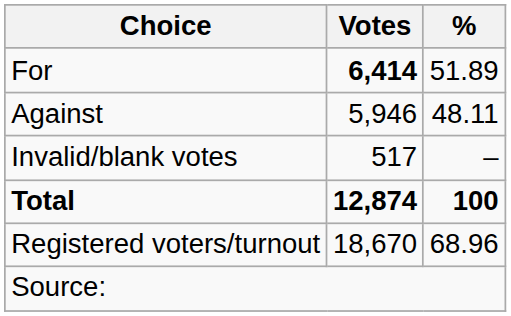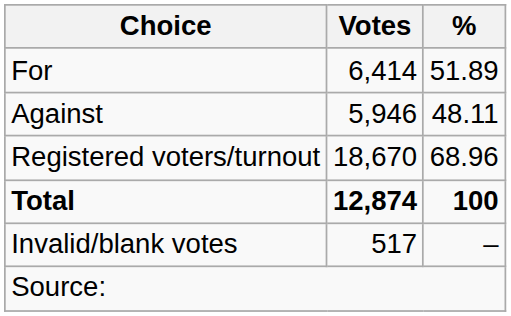(383, 69) bold -> (383, 69) normal
rows swapped: (124, 157) <-> (166, 244)
